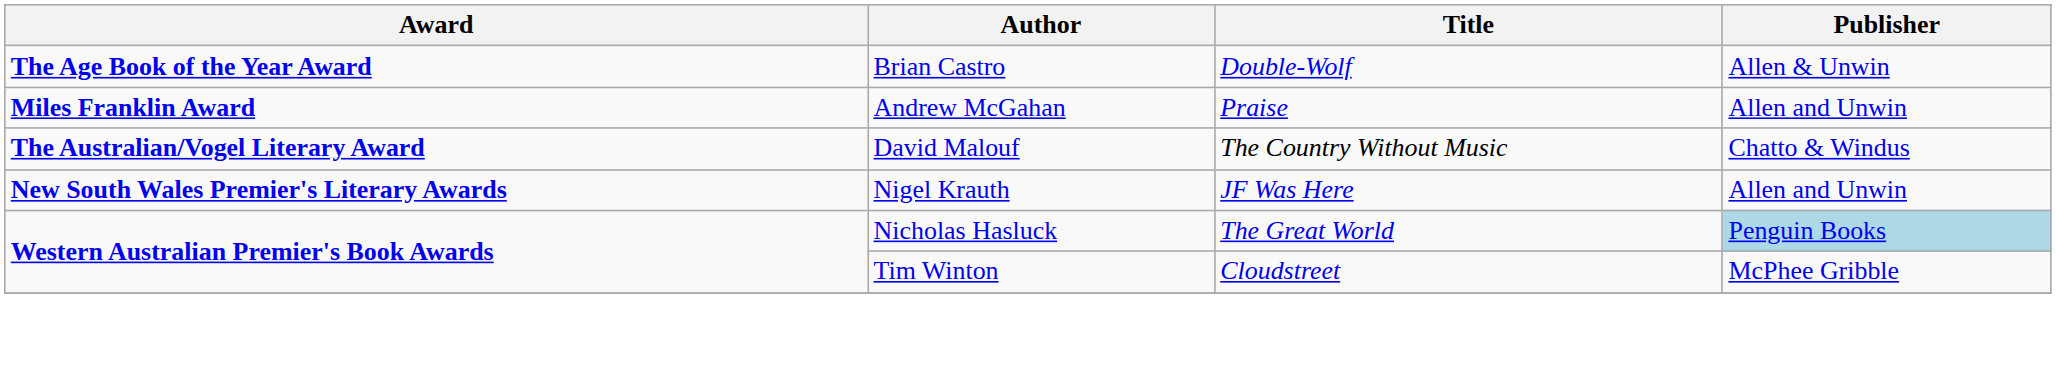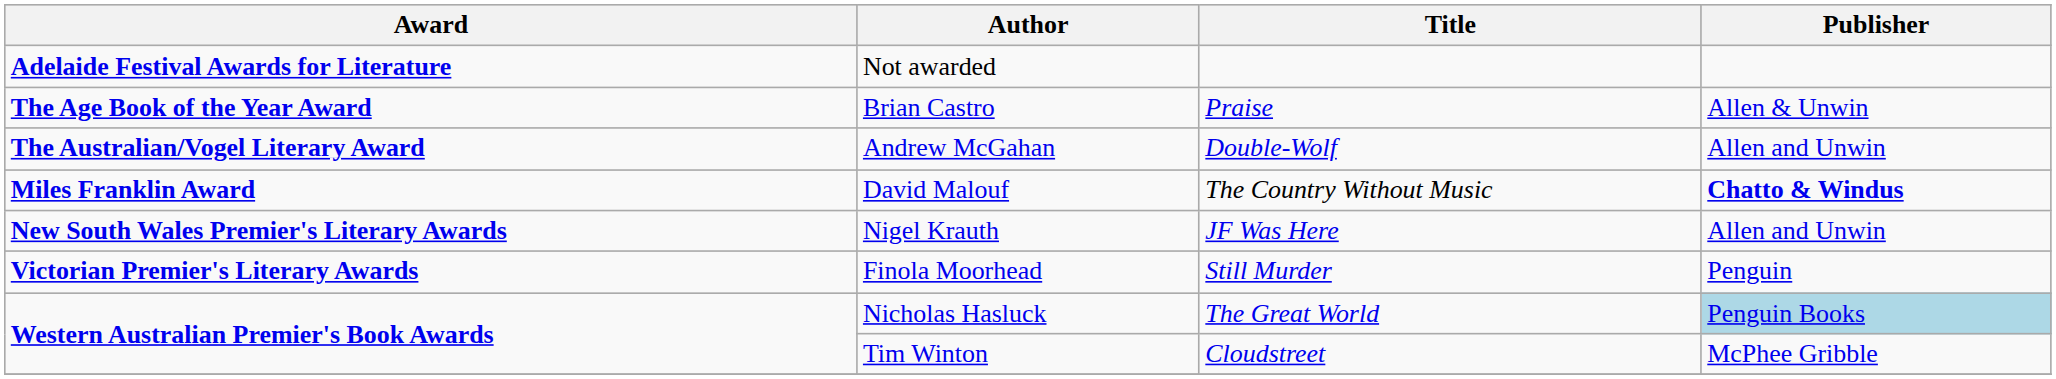+ row: (930, 66)
(1286, 66) Double-Wolf -> (1239, 107) Praise
(133, 107) Miles Franklin Award -> (218, 148) The Australian/Vogel Literary Award
(1254, 107) Praise -> (1271, 148) Double-Wolf
(218, 148) The Australian/Vogel Literary Award -> (133, 189) Miles Franklin Award
(1819, 148) normal -> (1805, 189) bold
+ row: (953, 271)
